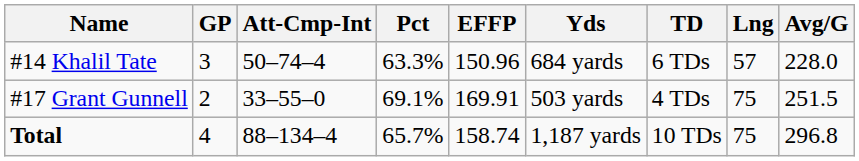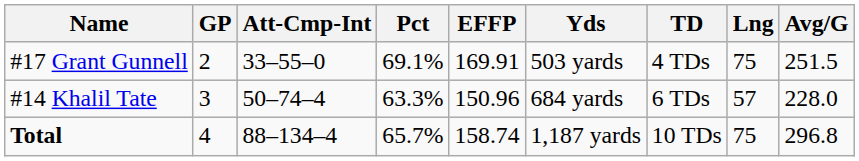rows swapped: (83, 60) <-> (99, 98)
